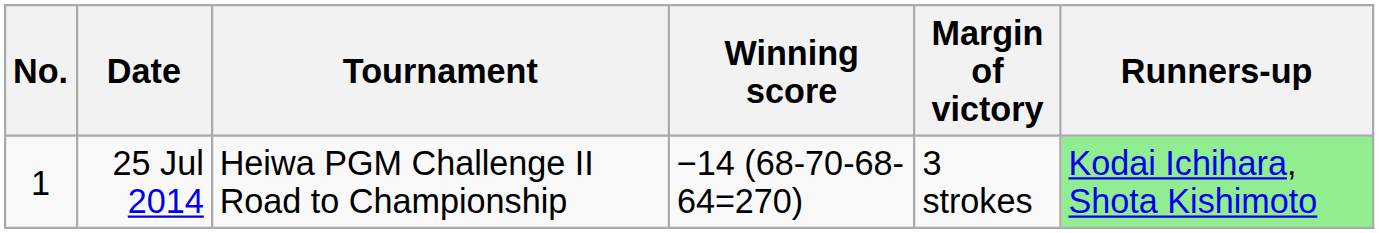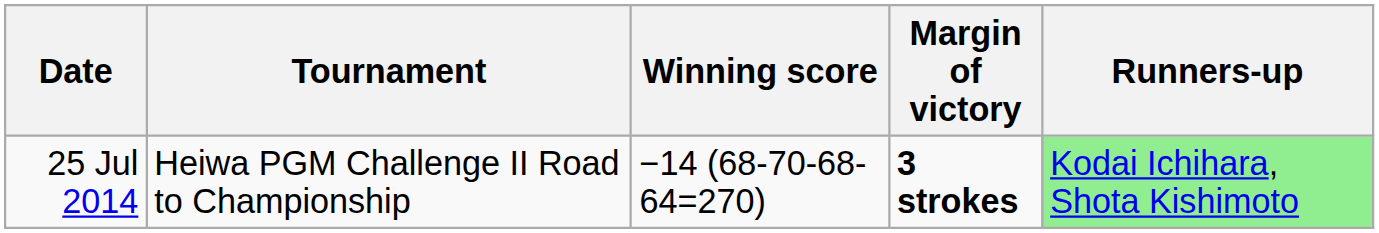- column: (41, 71)
(977, 182) normal -> (958, 182) bold
